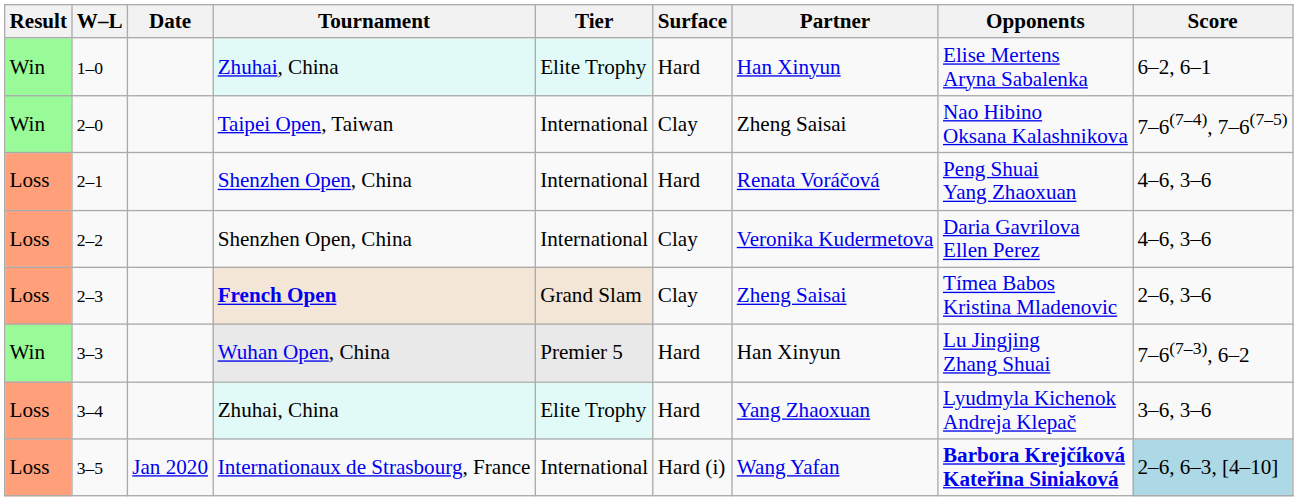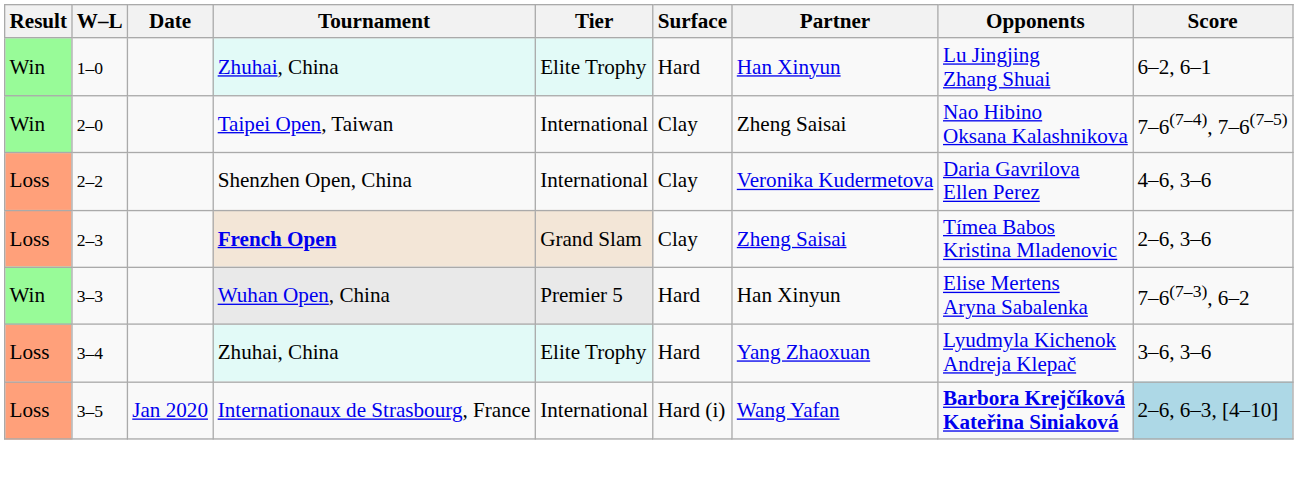(1015, 66) Elise Mertens Aryna Sabalenka -> (997, 66) Lu Jingjing Zhang Shuai
- row: (90, 182)
(997, 352) Lu Jingjing Zhang Shuai -> (1015, 295) Elise Mertens Aryna Sabalenka
